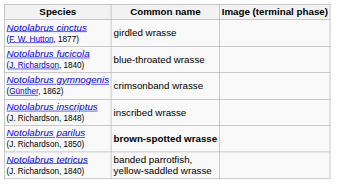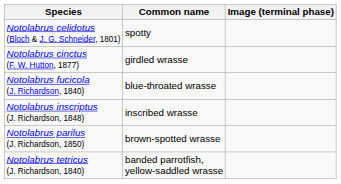+ row: (64, 33)
- row: (58, 86)
(165, 139) bold -> (173, 139) normal
